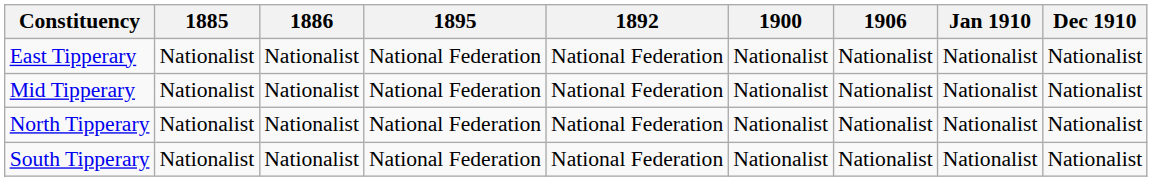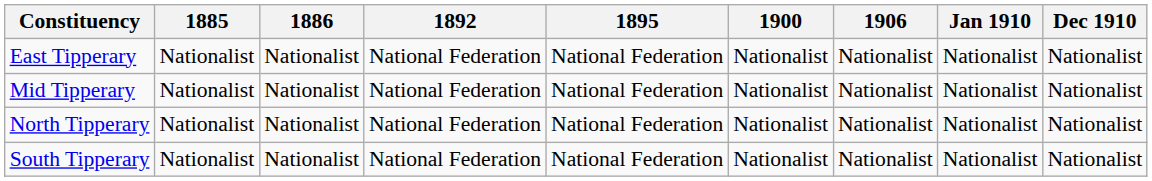columns swapped: (637, 21) <-> (455, 21)
